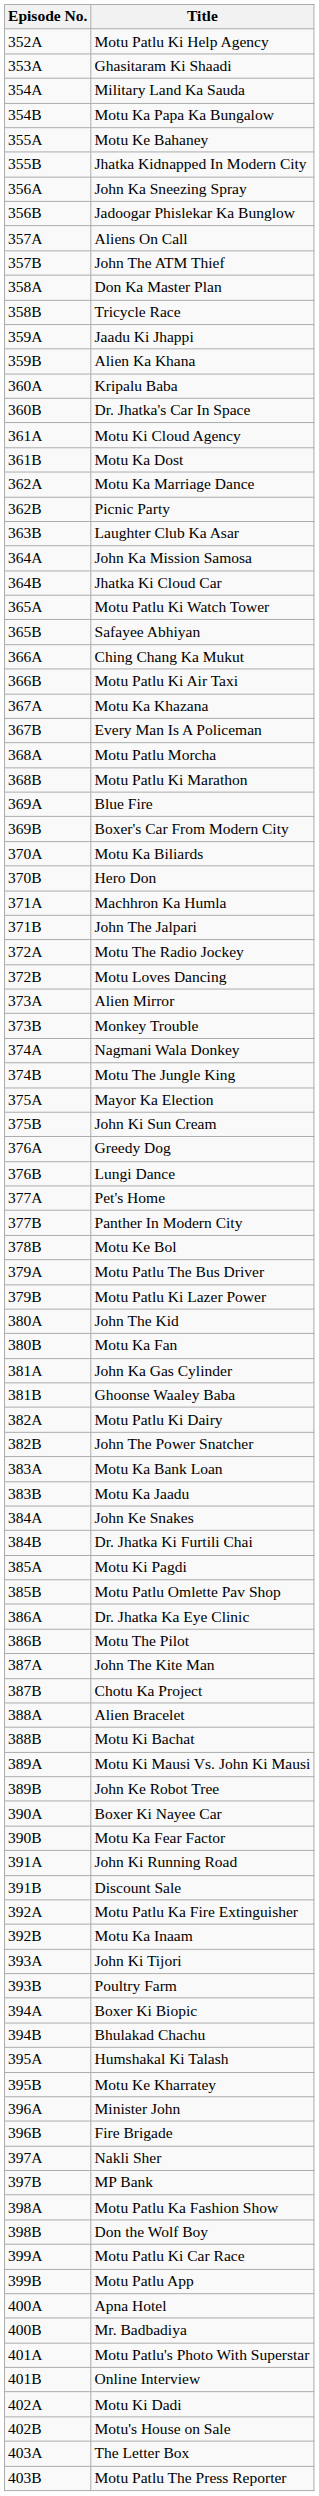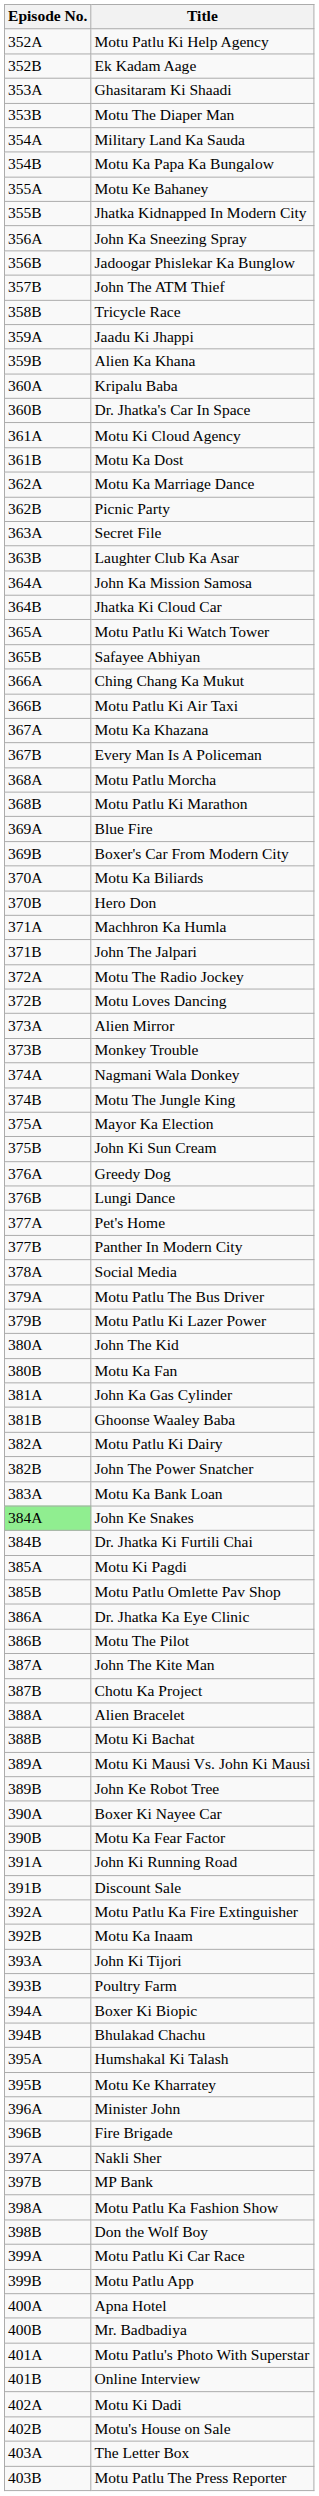+ row: (145, 66)
+ row: (164, 115)
- row: (141, 238)
- row: (158, 287)
+ row: (128, 533)
+ row: (136, 1272)
- row: (136, 1247)
- row: (142, 1493)
(25, 1518) no background -> (25, 1518) lightgreen background
